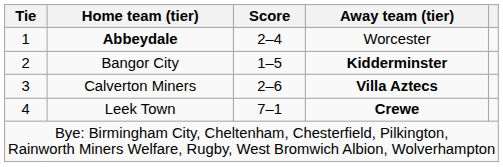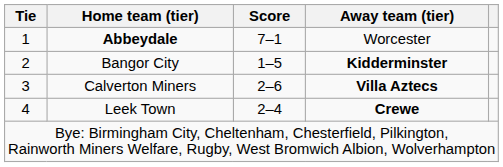(270, 39) 2–4 -> (270, 39) 7–1
(270, 109) 7–1 -> (270, 109) 2–4
